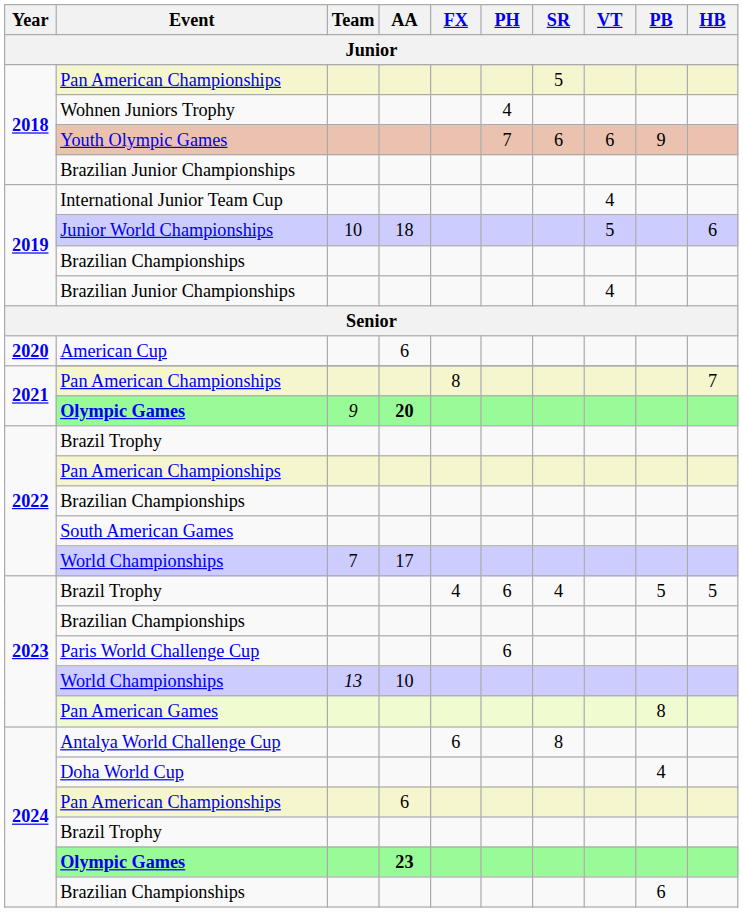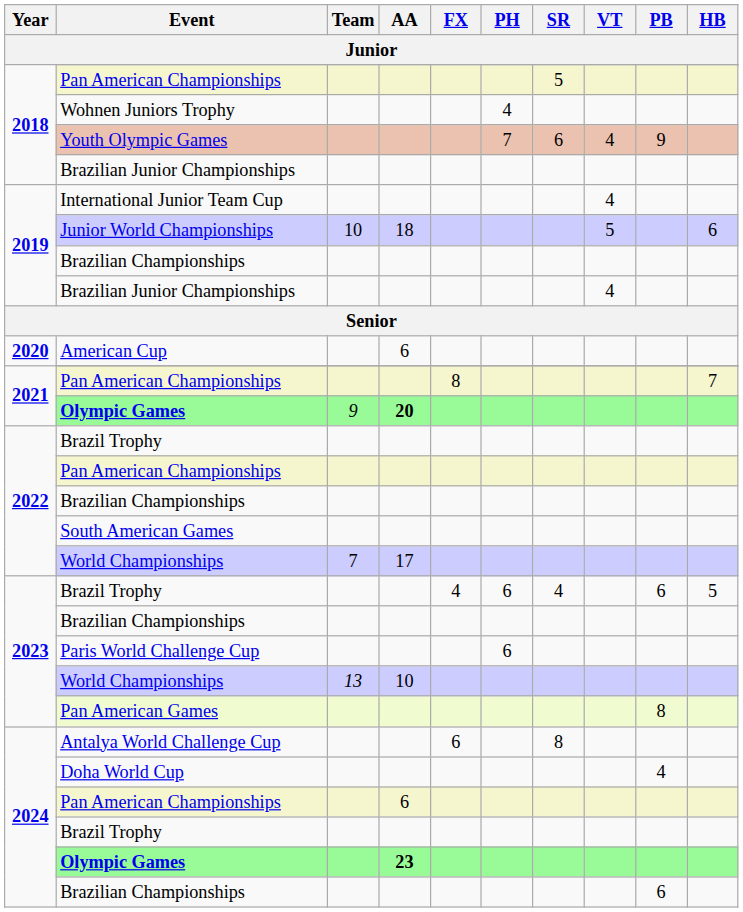(610, 140) 6 -> (610, 140) 4
(661, 591) 5 -> (661, 591) 6
